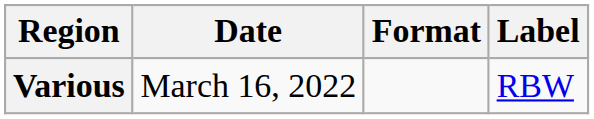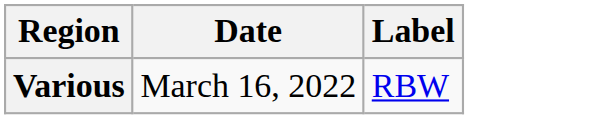- column: (426, 31)
